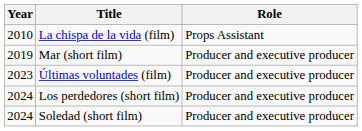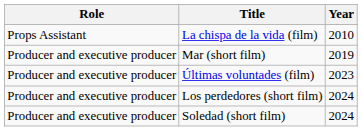columns swapped: (20, 14) <-> (270, 14)
